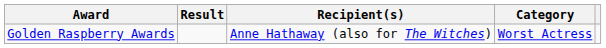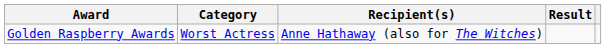columns swapped: (545, 14) <-> (202, 14)
